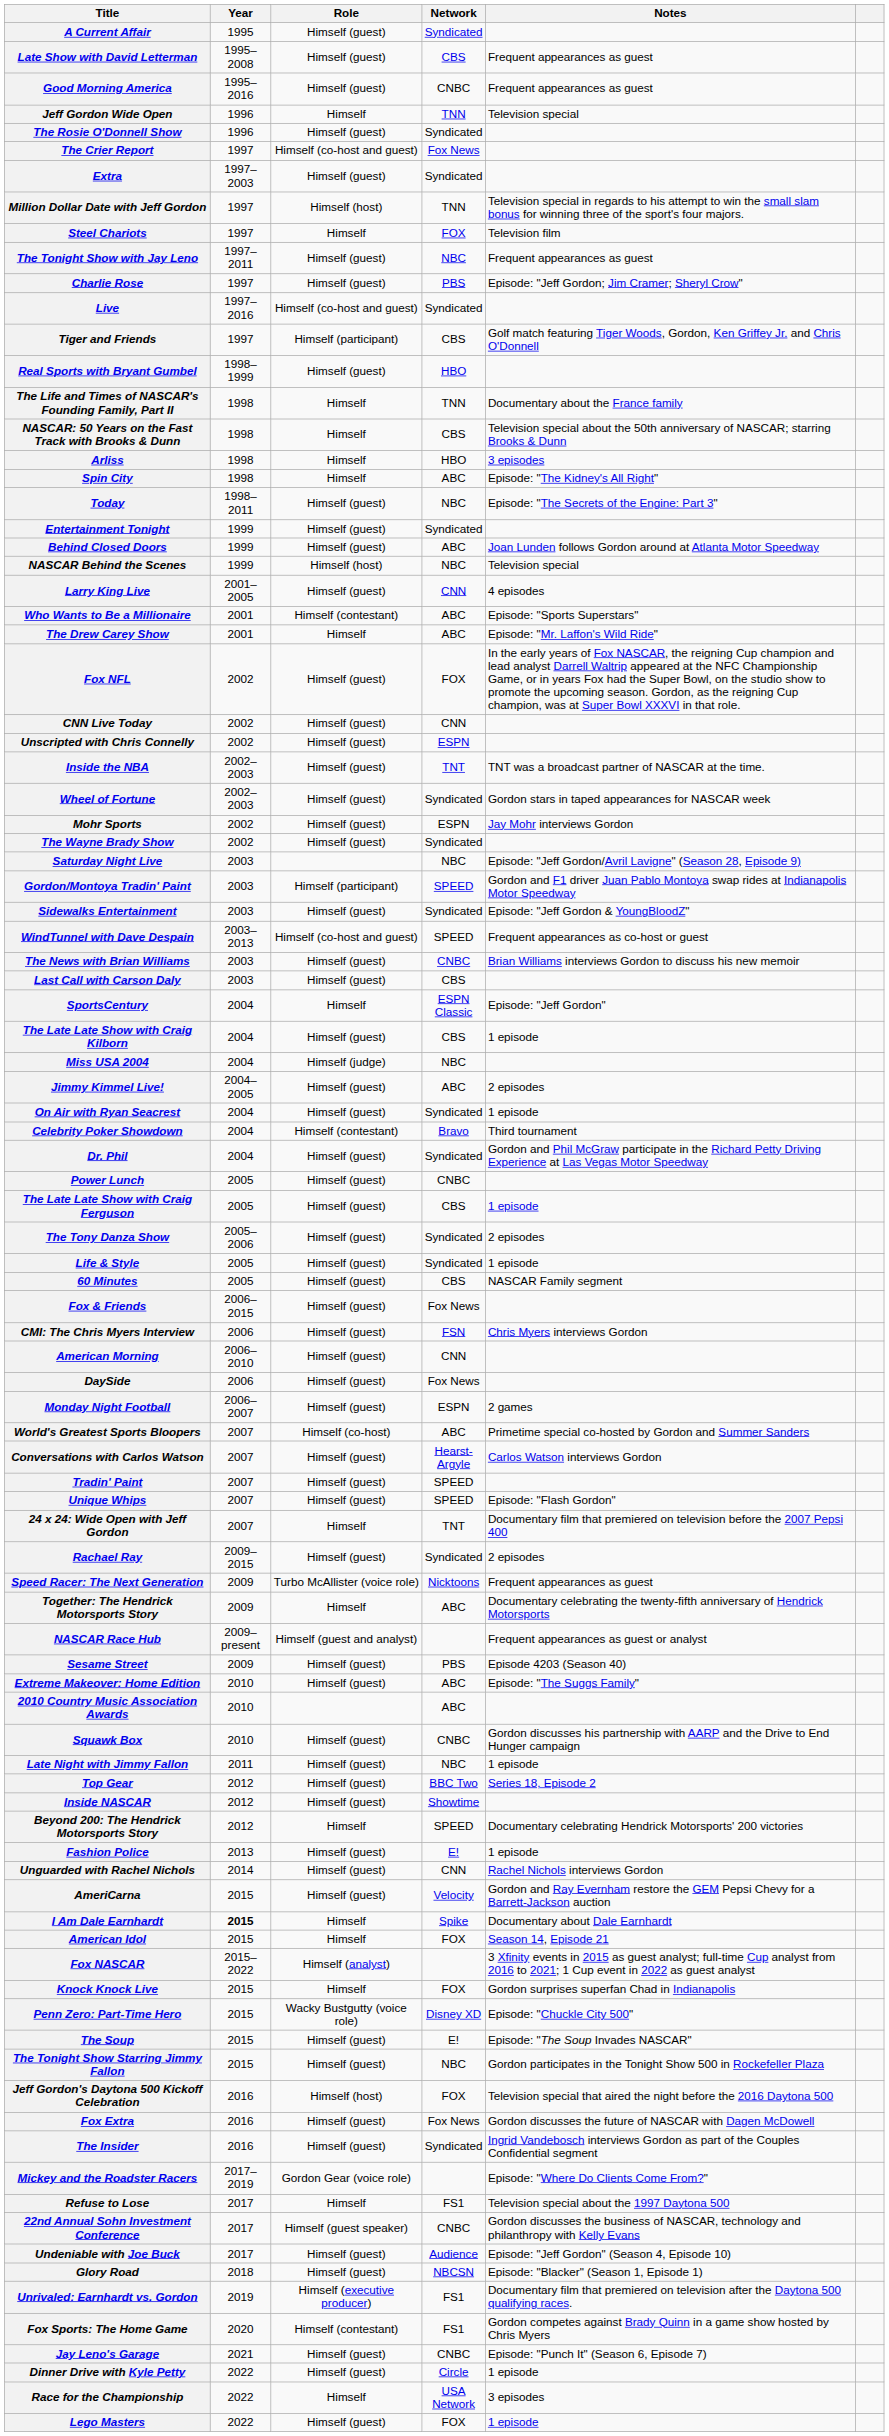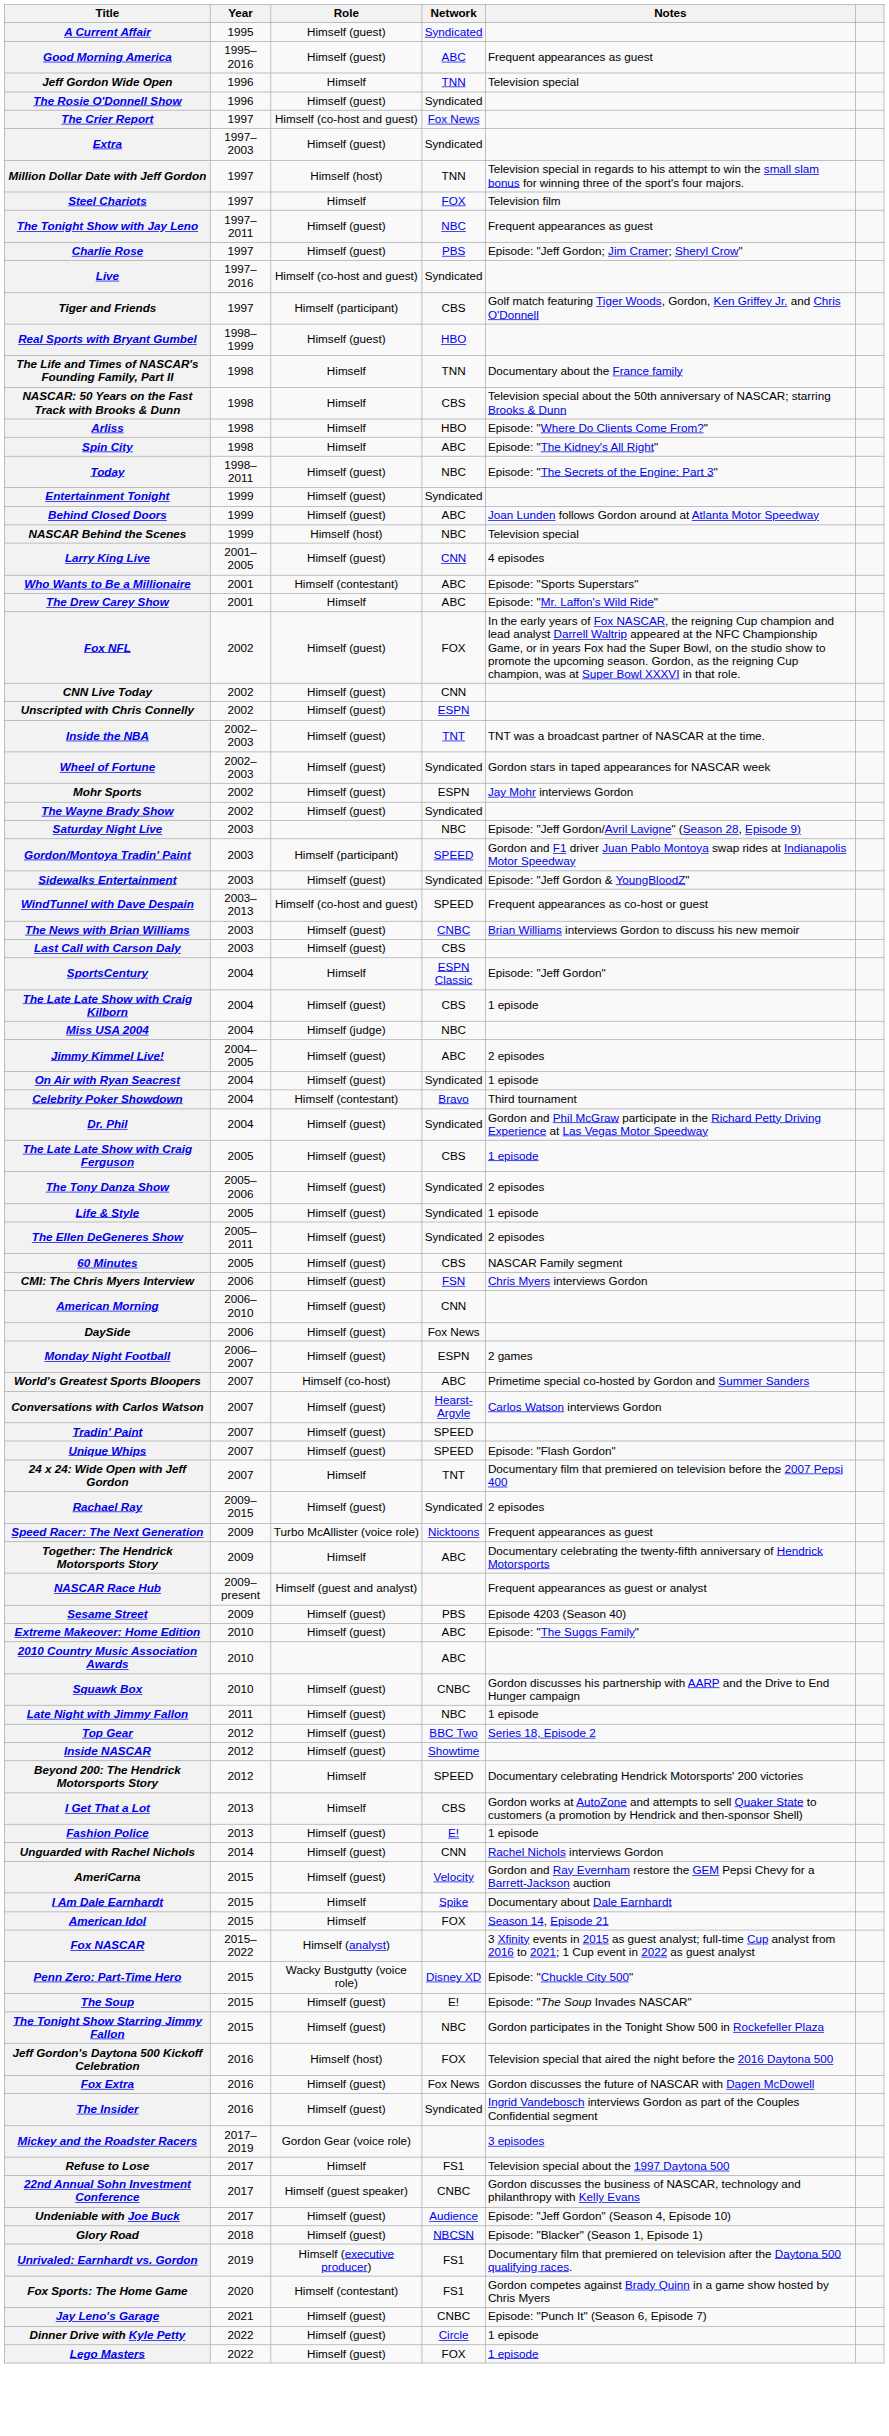- row: (107, 57)
(454, 89) CNBC -> (454, 57) ABC
(516, 460) 3 episodes -> (598, 428) Episode: "Where Do Clients Come From?"
- row: (107, 1181)
+ row: (107, 1237)
- row: (107, 1306)
+ row: (107, 1808)
(241, 1920) bold -> (241, 1902) normal
- row: (107, 1989)
(598, 2178) Episode: "Where Do Clients Come From?" -> (516, 2141) 3 episodes
- row: (107, 2397)
